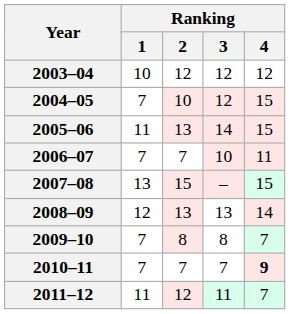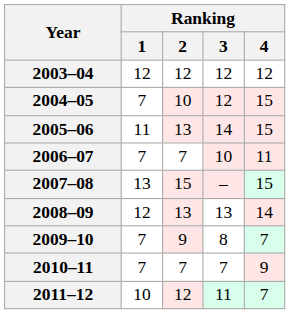(142, 73) 10 -> (142, 73) 12
(183, 239) 8 -> (183, 239) 9
(264, 267) bold -> (264, 267) normal
(142, 294) 11 -> (142, 294) 10
